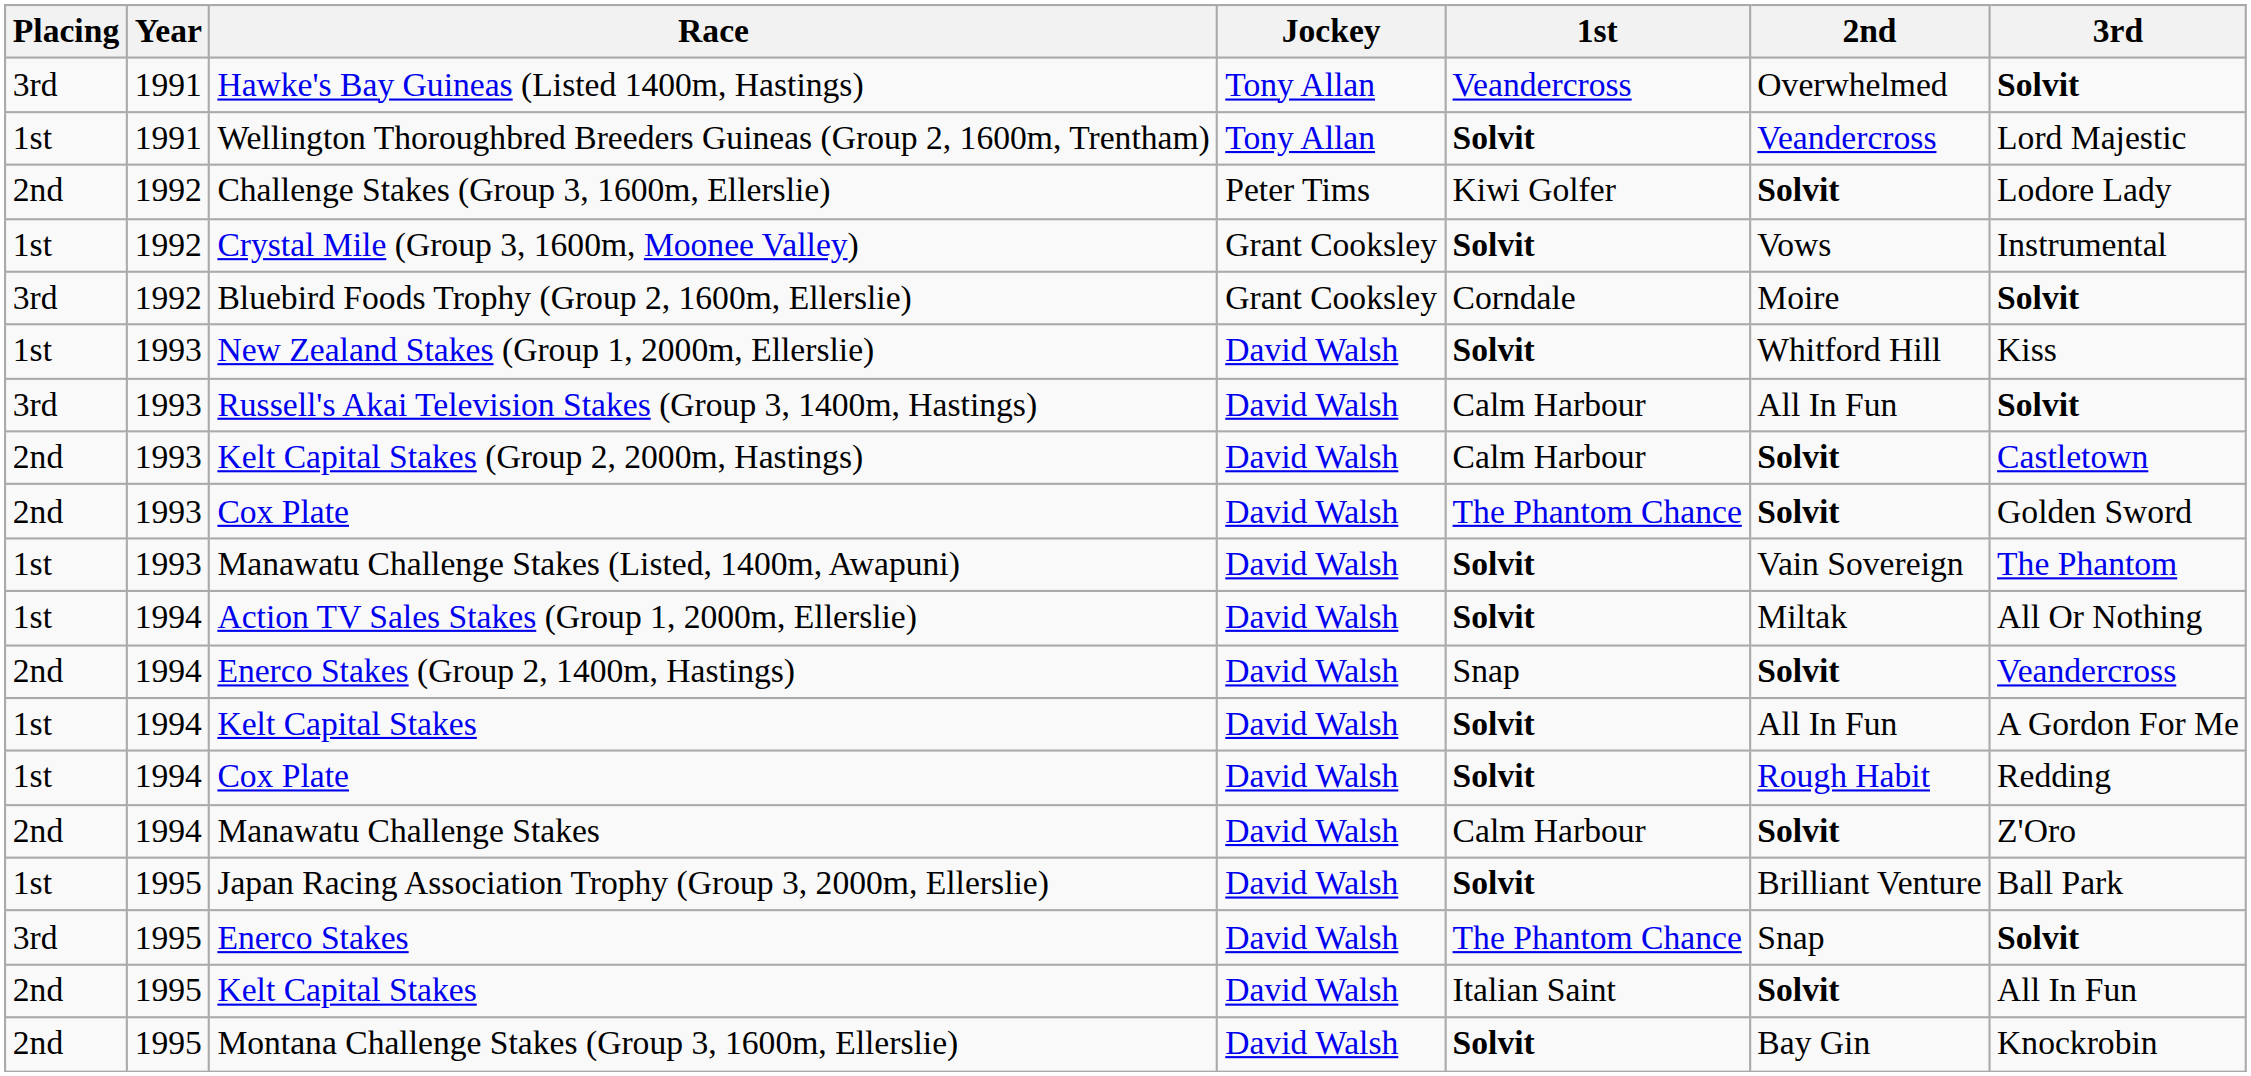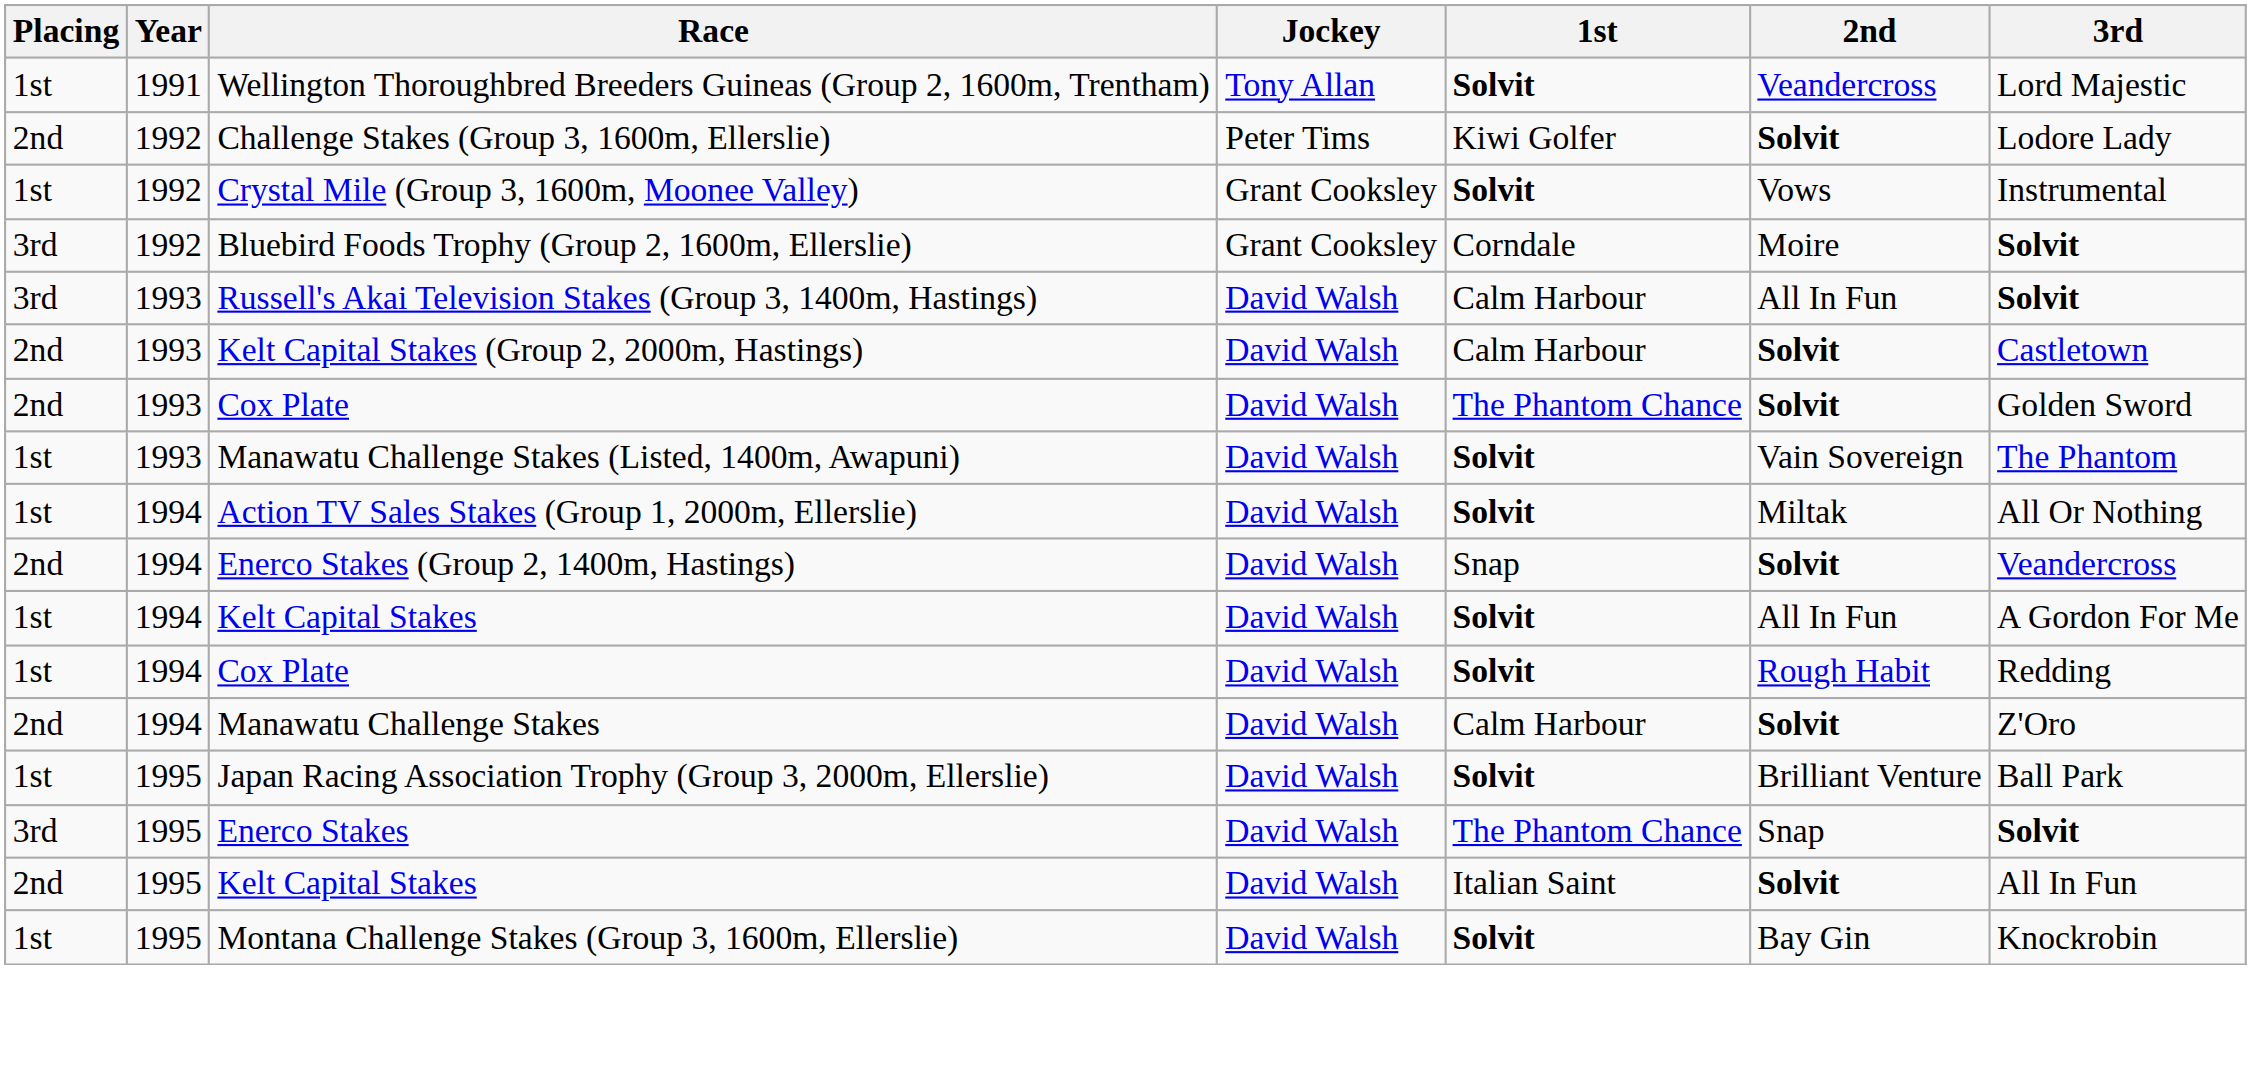- row: (168, 84)
- row: (168, 350)
(38, 1043) 2nd -> (32, 937) 1st
